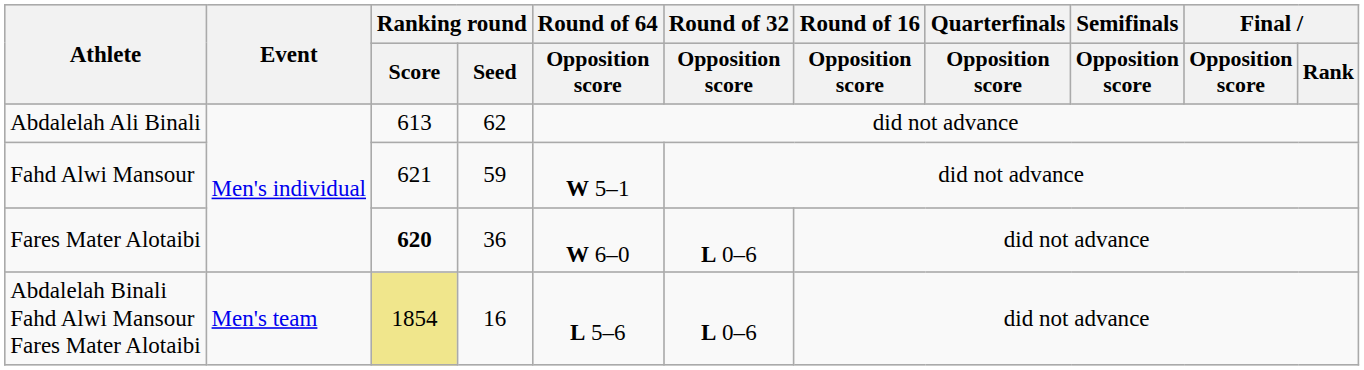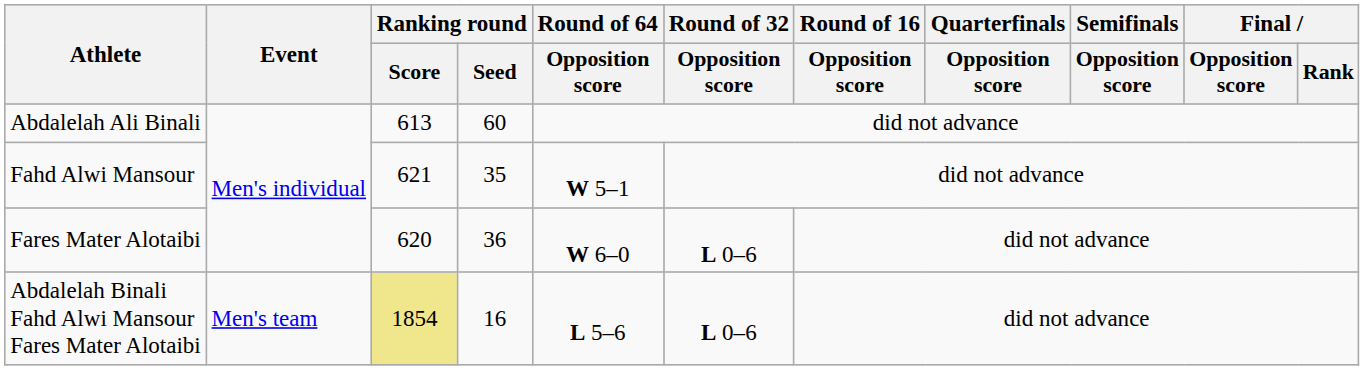(495, 123) 62 -> (495, 123) 60
(495, 175) 59 -> (495, 175) 35
(414, 240) bold -> (414, 240) normal
